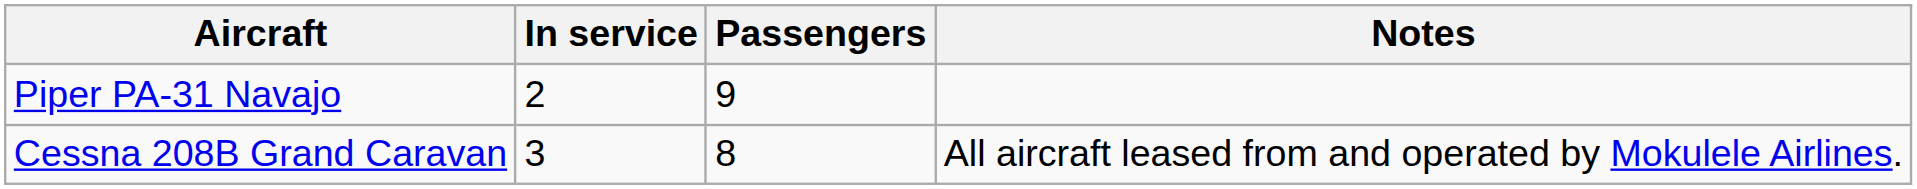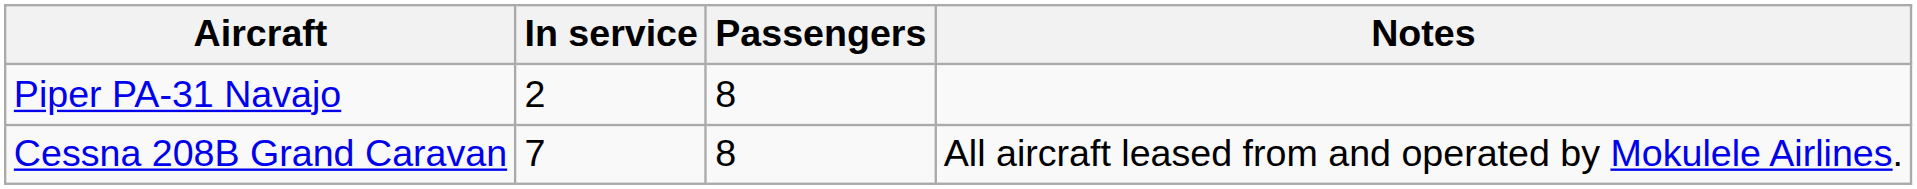(726, 93) 9 -> (726, 93) 8
(535, 153) 3 -> (535, 153) 7
